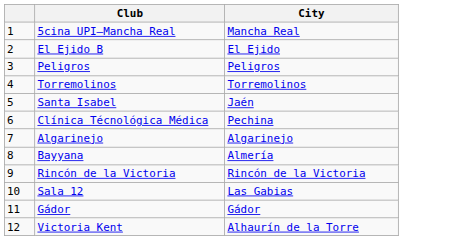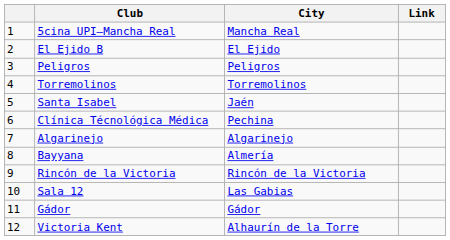+ column: (422, 13)
